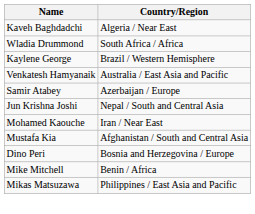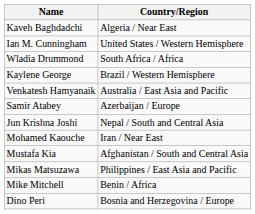+ row: (47, 43)
rows swapped: (43, 185) <-> (26, 153)
